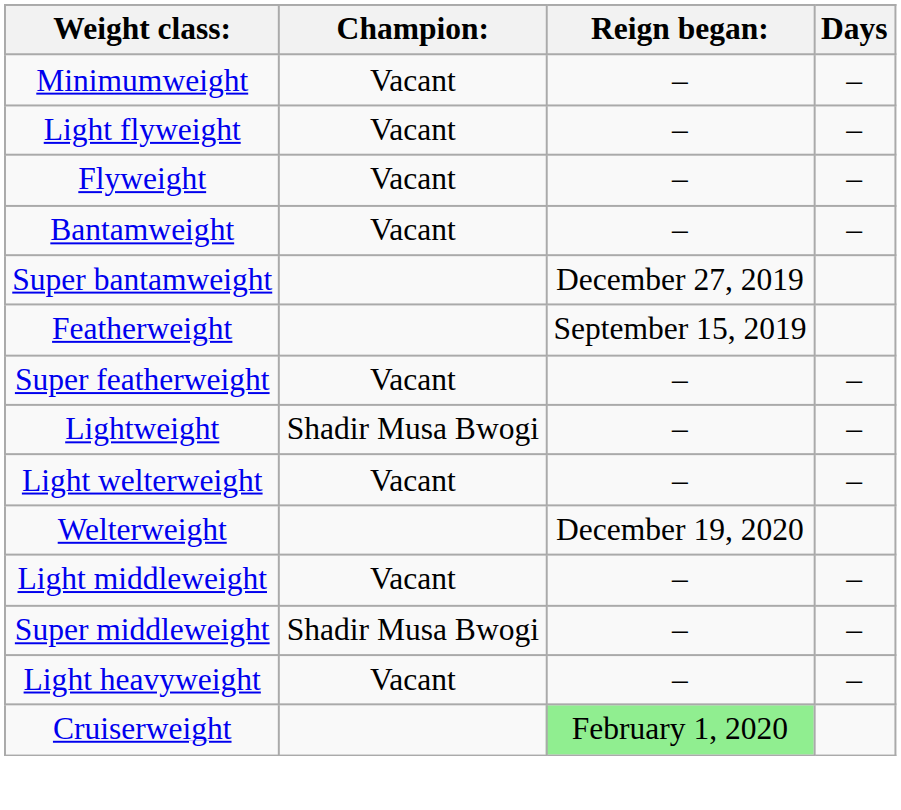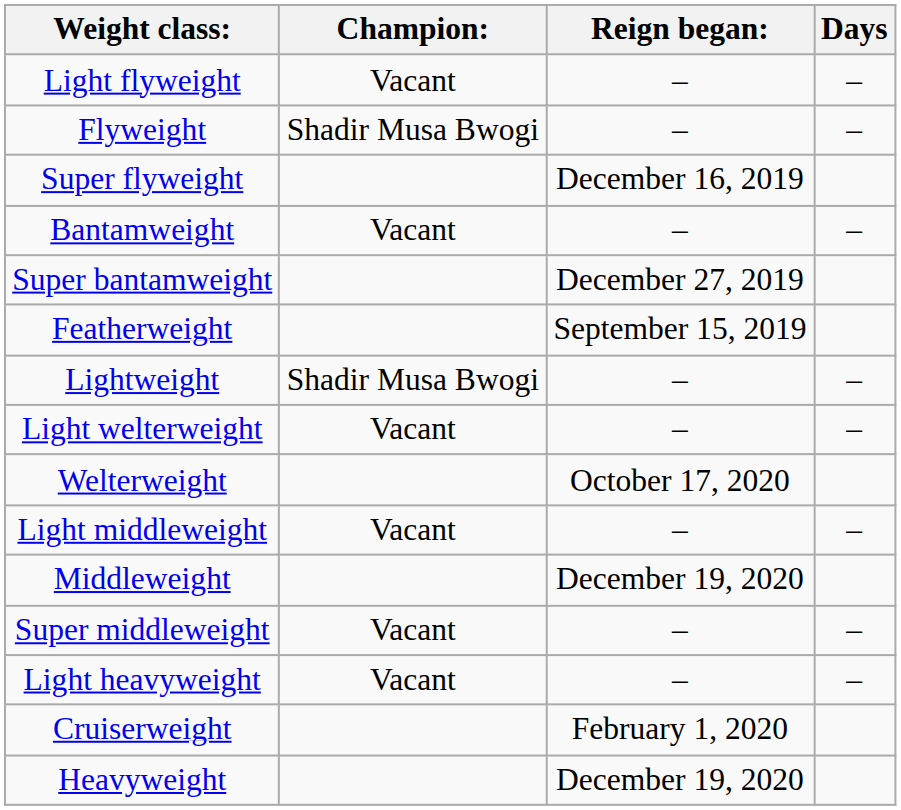- row: (142, 79)
(413, 179) Vacant -> (413, 129) Shadir Musa Bwogi
+ row: (142, 179)
- row: (142, 379)
(680, 529) December 19, 2020 -> (680, 479) October 17, 2020
+ row: (142, 579)
(413, 629) Shadir Musa Bwogi -> (413, 629) Vacant
(680, 729) lightgreen background -> (680, 729) no background
+ row: (142, 779)
